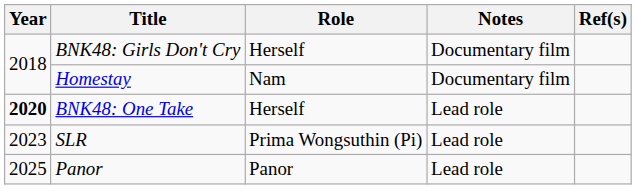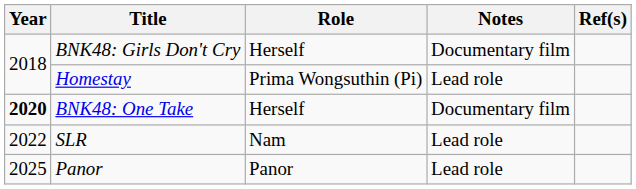(267, 79) Nam -> (336, 79) Prima Wongsuthin (Pi)
(501, 79) Documentary film -> (467, 79) Lead role
(467, 109) Lead role -> (501, 109) Documentary film
(28, 139) 2023 -> (28, 139) 2022
(336, 139) Prima Wongsuthin (Pi) -> (267, 139) Nam
